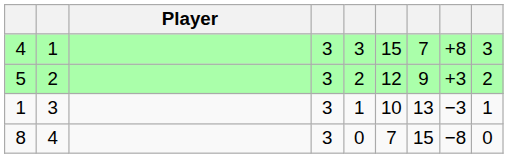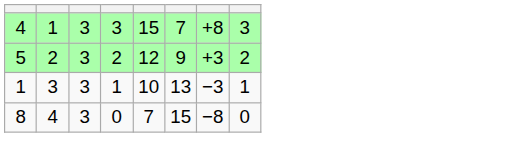- column: (190, 19)
